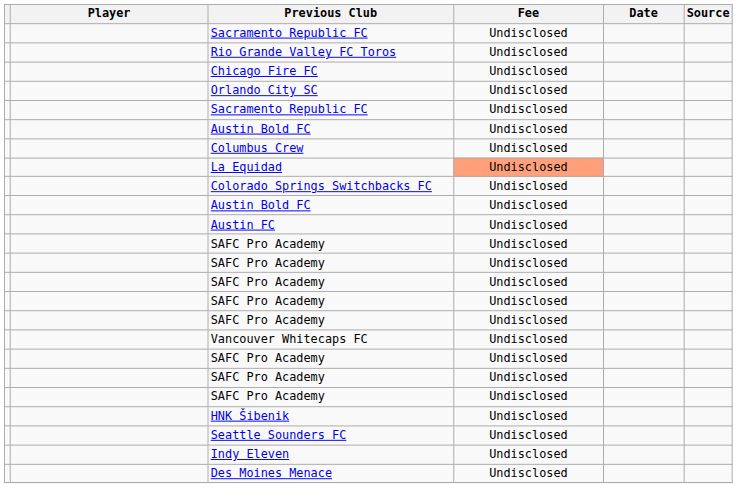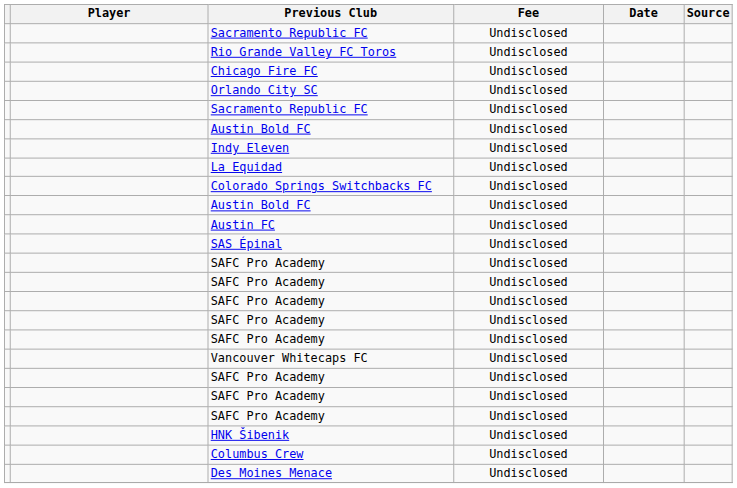rows swapped: (7, 455) <-> (7, 148)
(528, 168) lightsalmon background -> (528, 168) no background
+ row: (7, 244)
- row: (7, 435)
